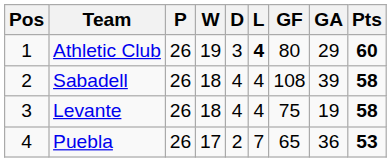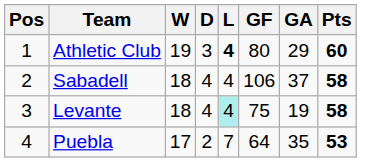- column: (180, 19)
(289, 80) 108 -> (259, 80) 106
(329, 80) 39 -> (299, 80) 37
(259, 111) no background -> (229, 111) paleturquoise background
(289, 141) 65 -> (259, 141) 64
(329, 141) 36 -> (299, 141) 35
